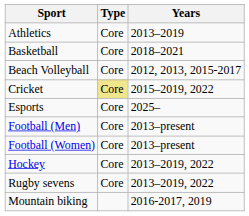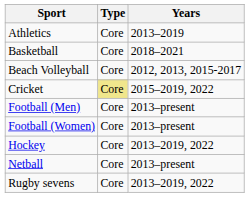- row: (26, 107)
+ row: (26, 164)
- row: (48, 201)
